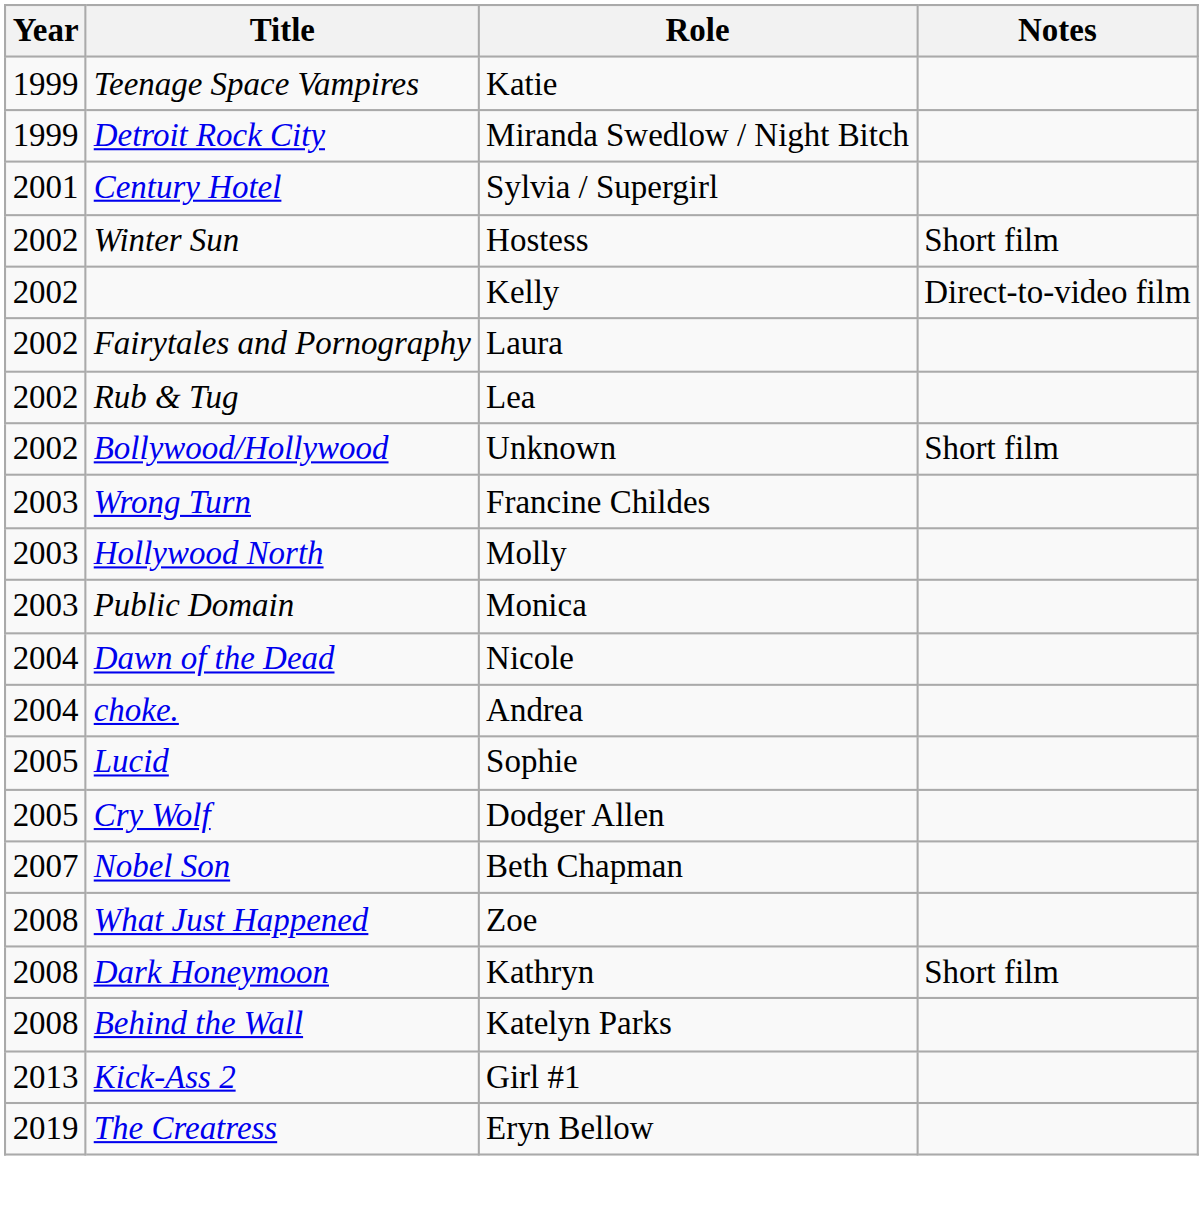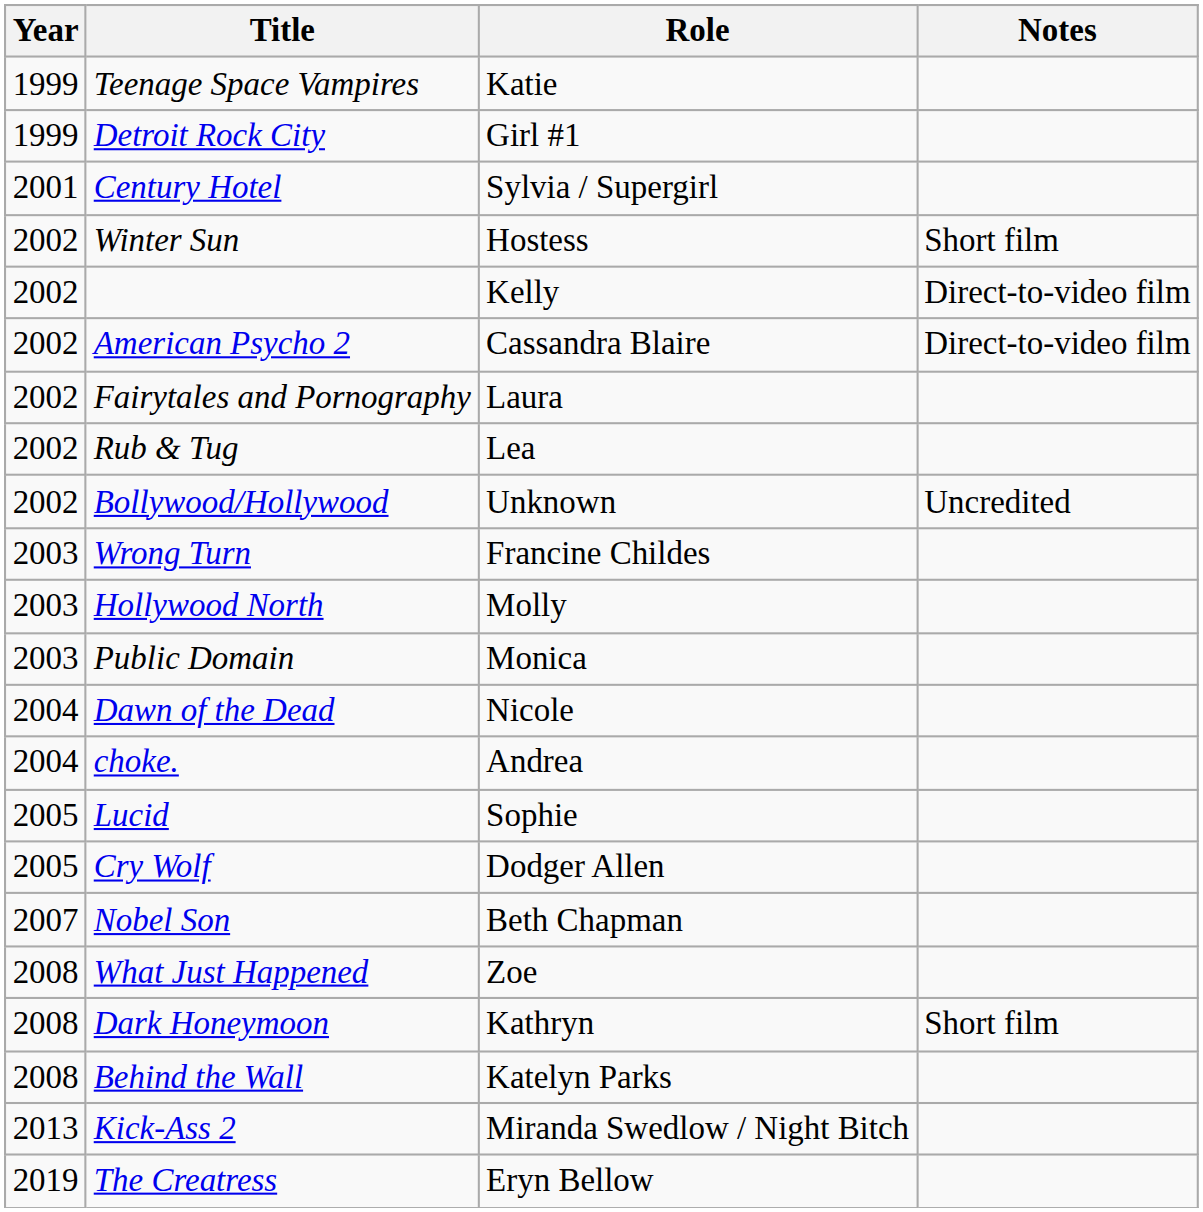(698, 135) Miranda Swedlow / Night Bitch -> (533, 135) Girl #1
+ row: (222, 344)
(992, 448) Short film -> (997, 501) Uncredited
(533, 1076) Girl #1 -> (698, 1128) Miranda Swedlow / Night Bitch
